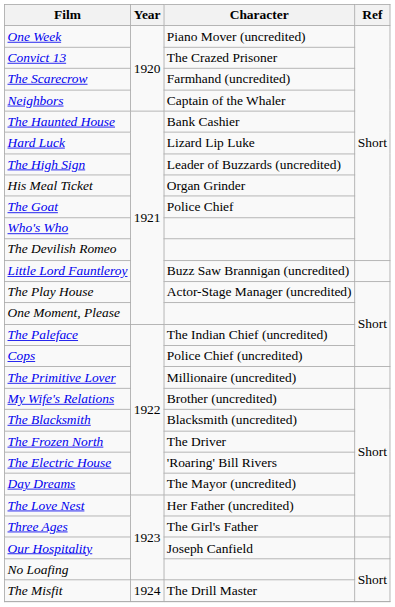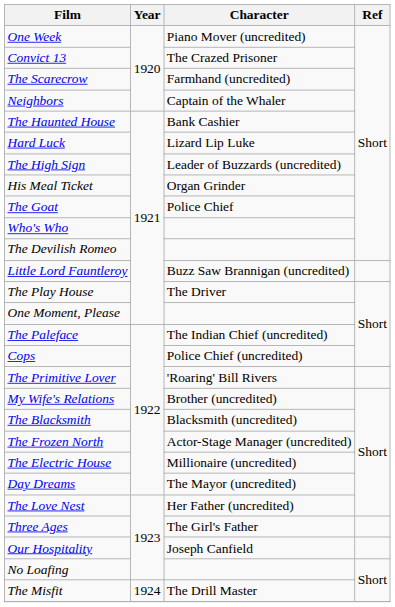(259, 292) Actor-Stage Manager (uncredited) -> (196, 292) The Driver
(232, 377) Millionaire (uncredited) -> (222, 377) 'Roaring' Bill Rivers
(196, 441) The Driver -> (259, 441) Actor-Stage Manager (uncredited)
(222, 462) 'Roaring' Bill Rivers -> (232, 462) Millionaire (uncredited)
